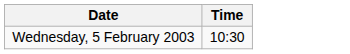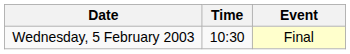+ column: (299, 15)
